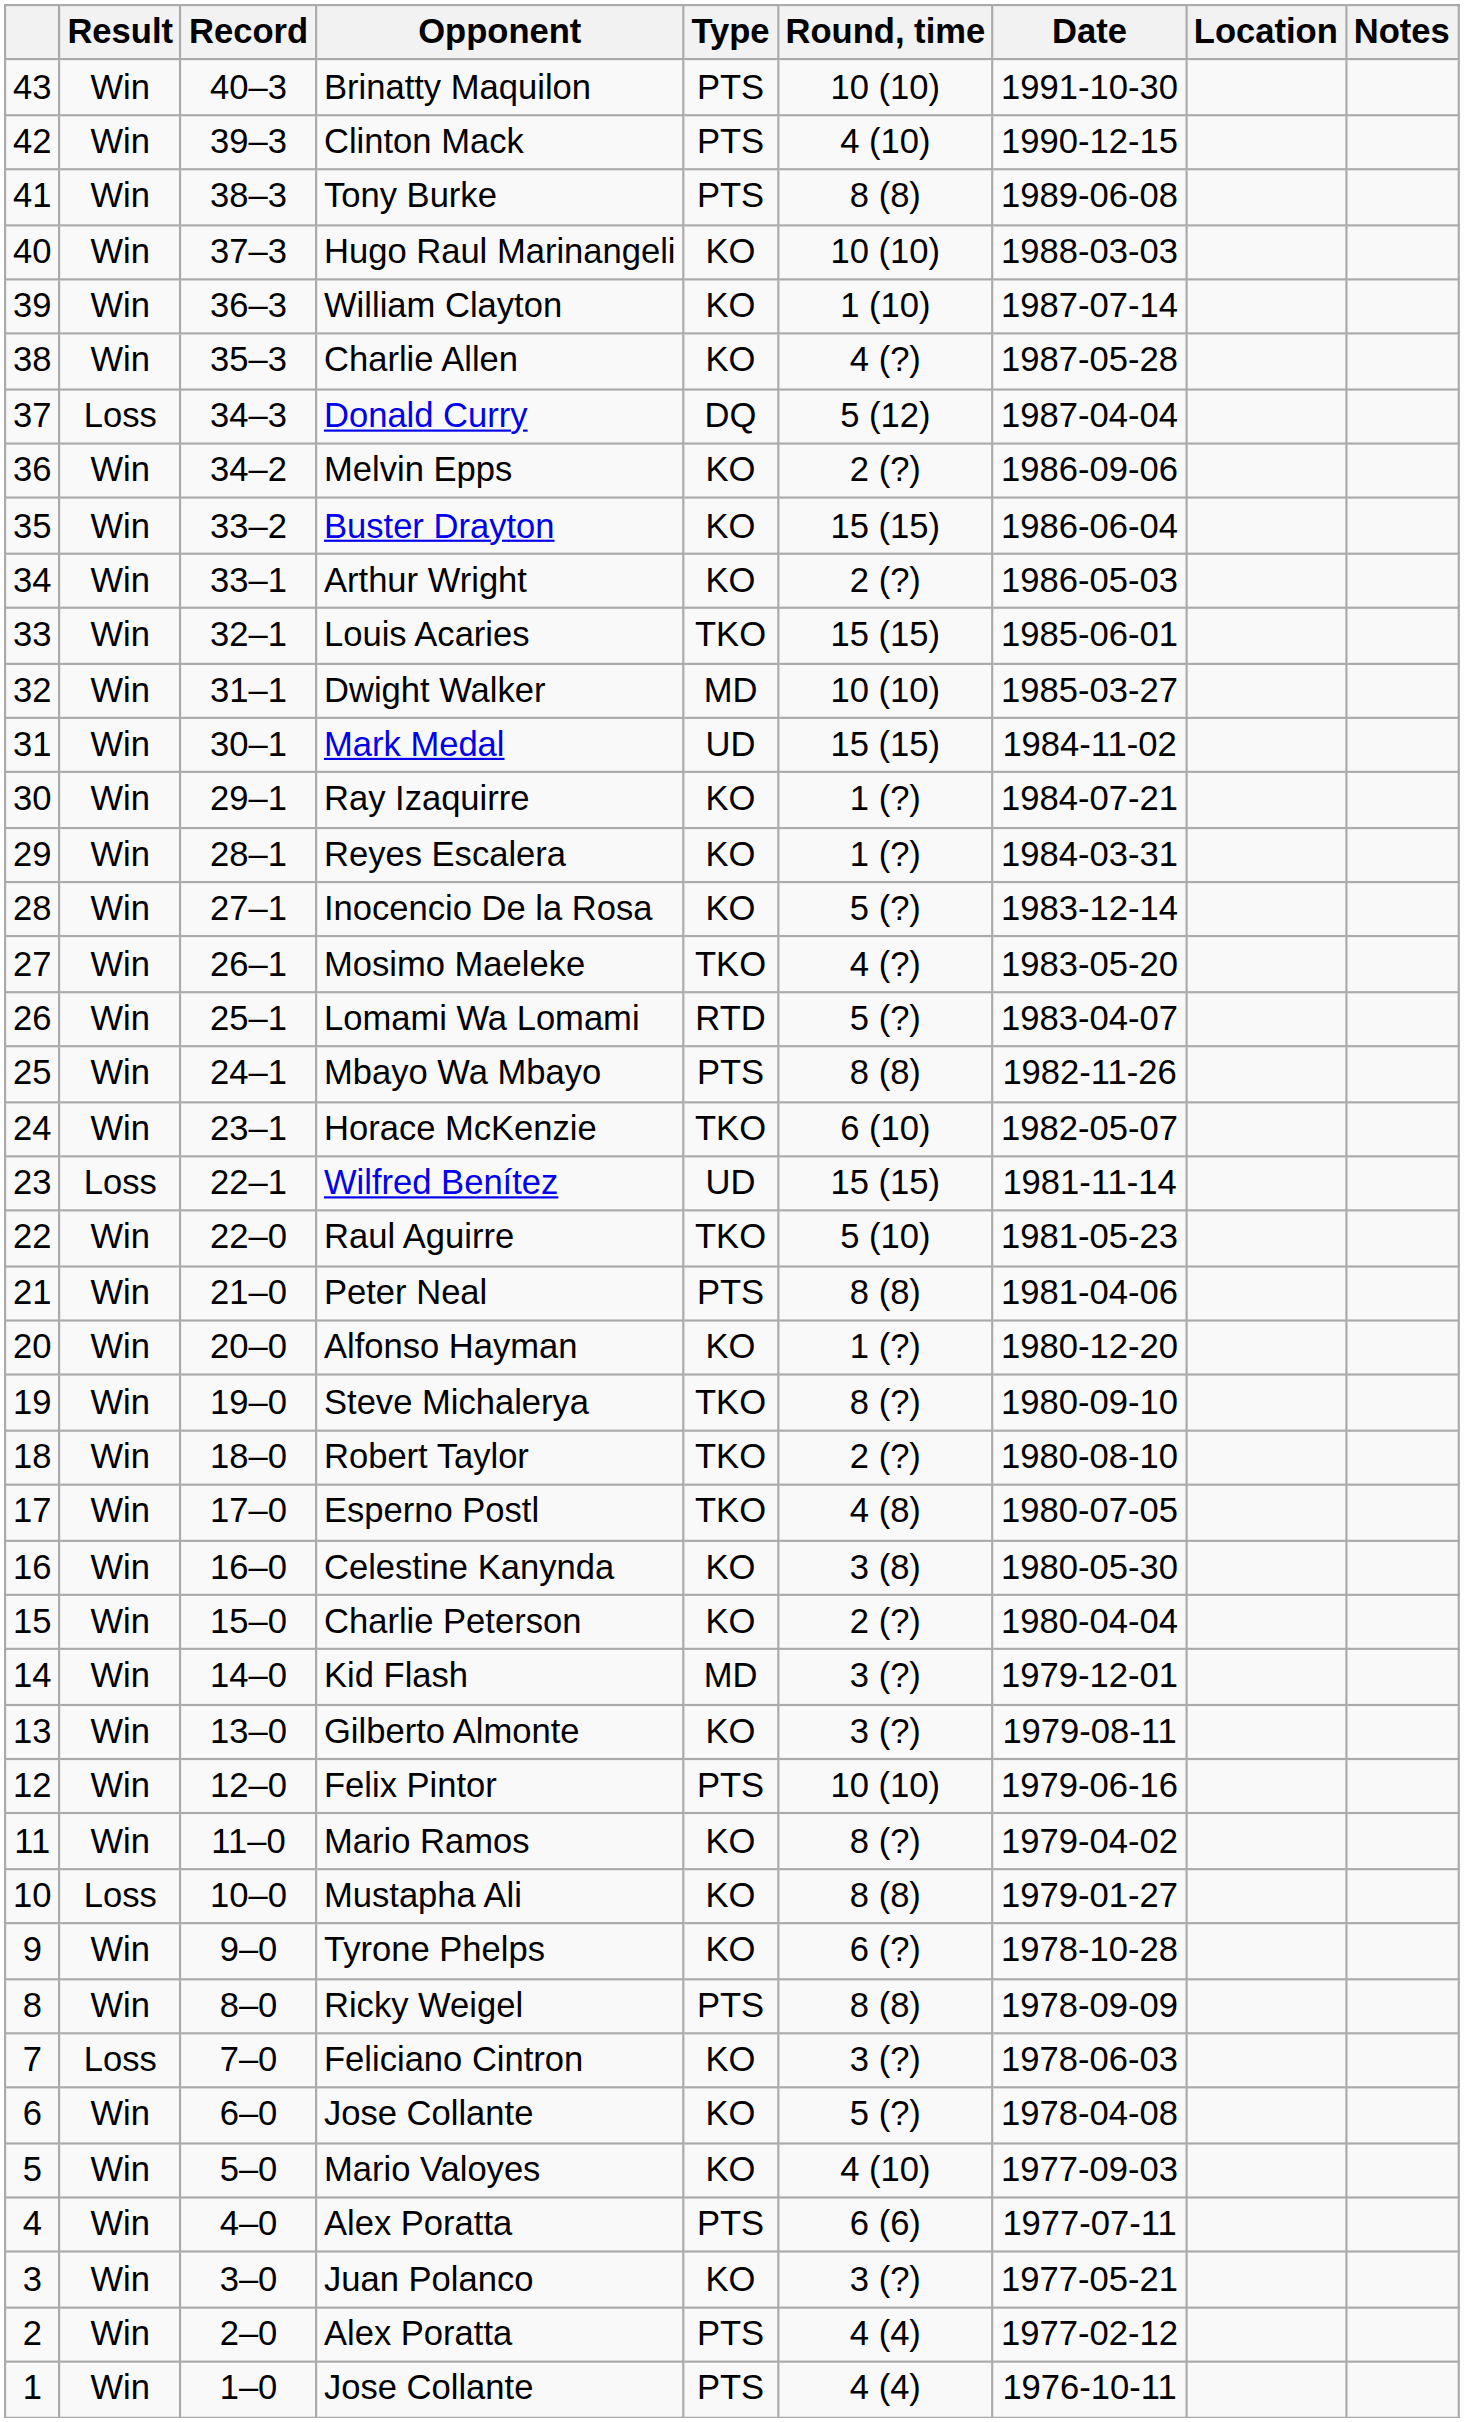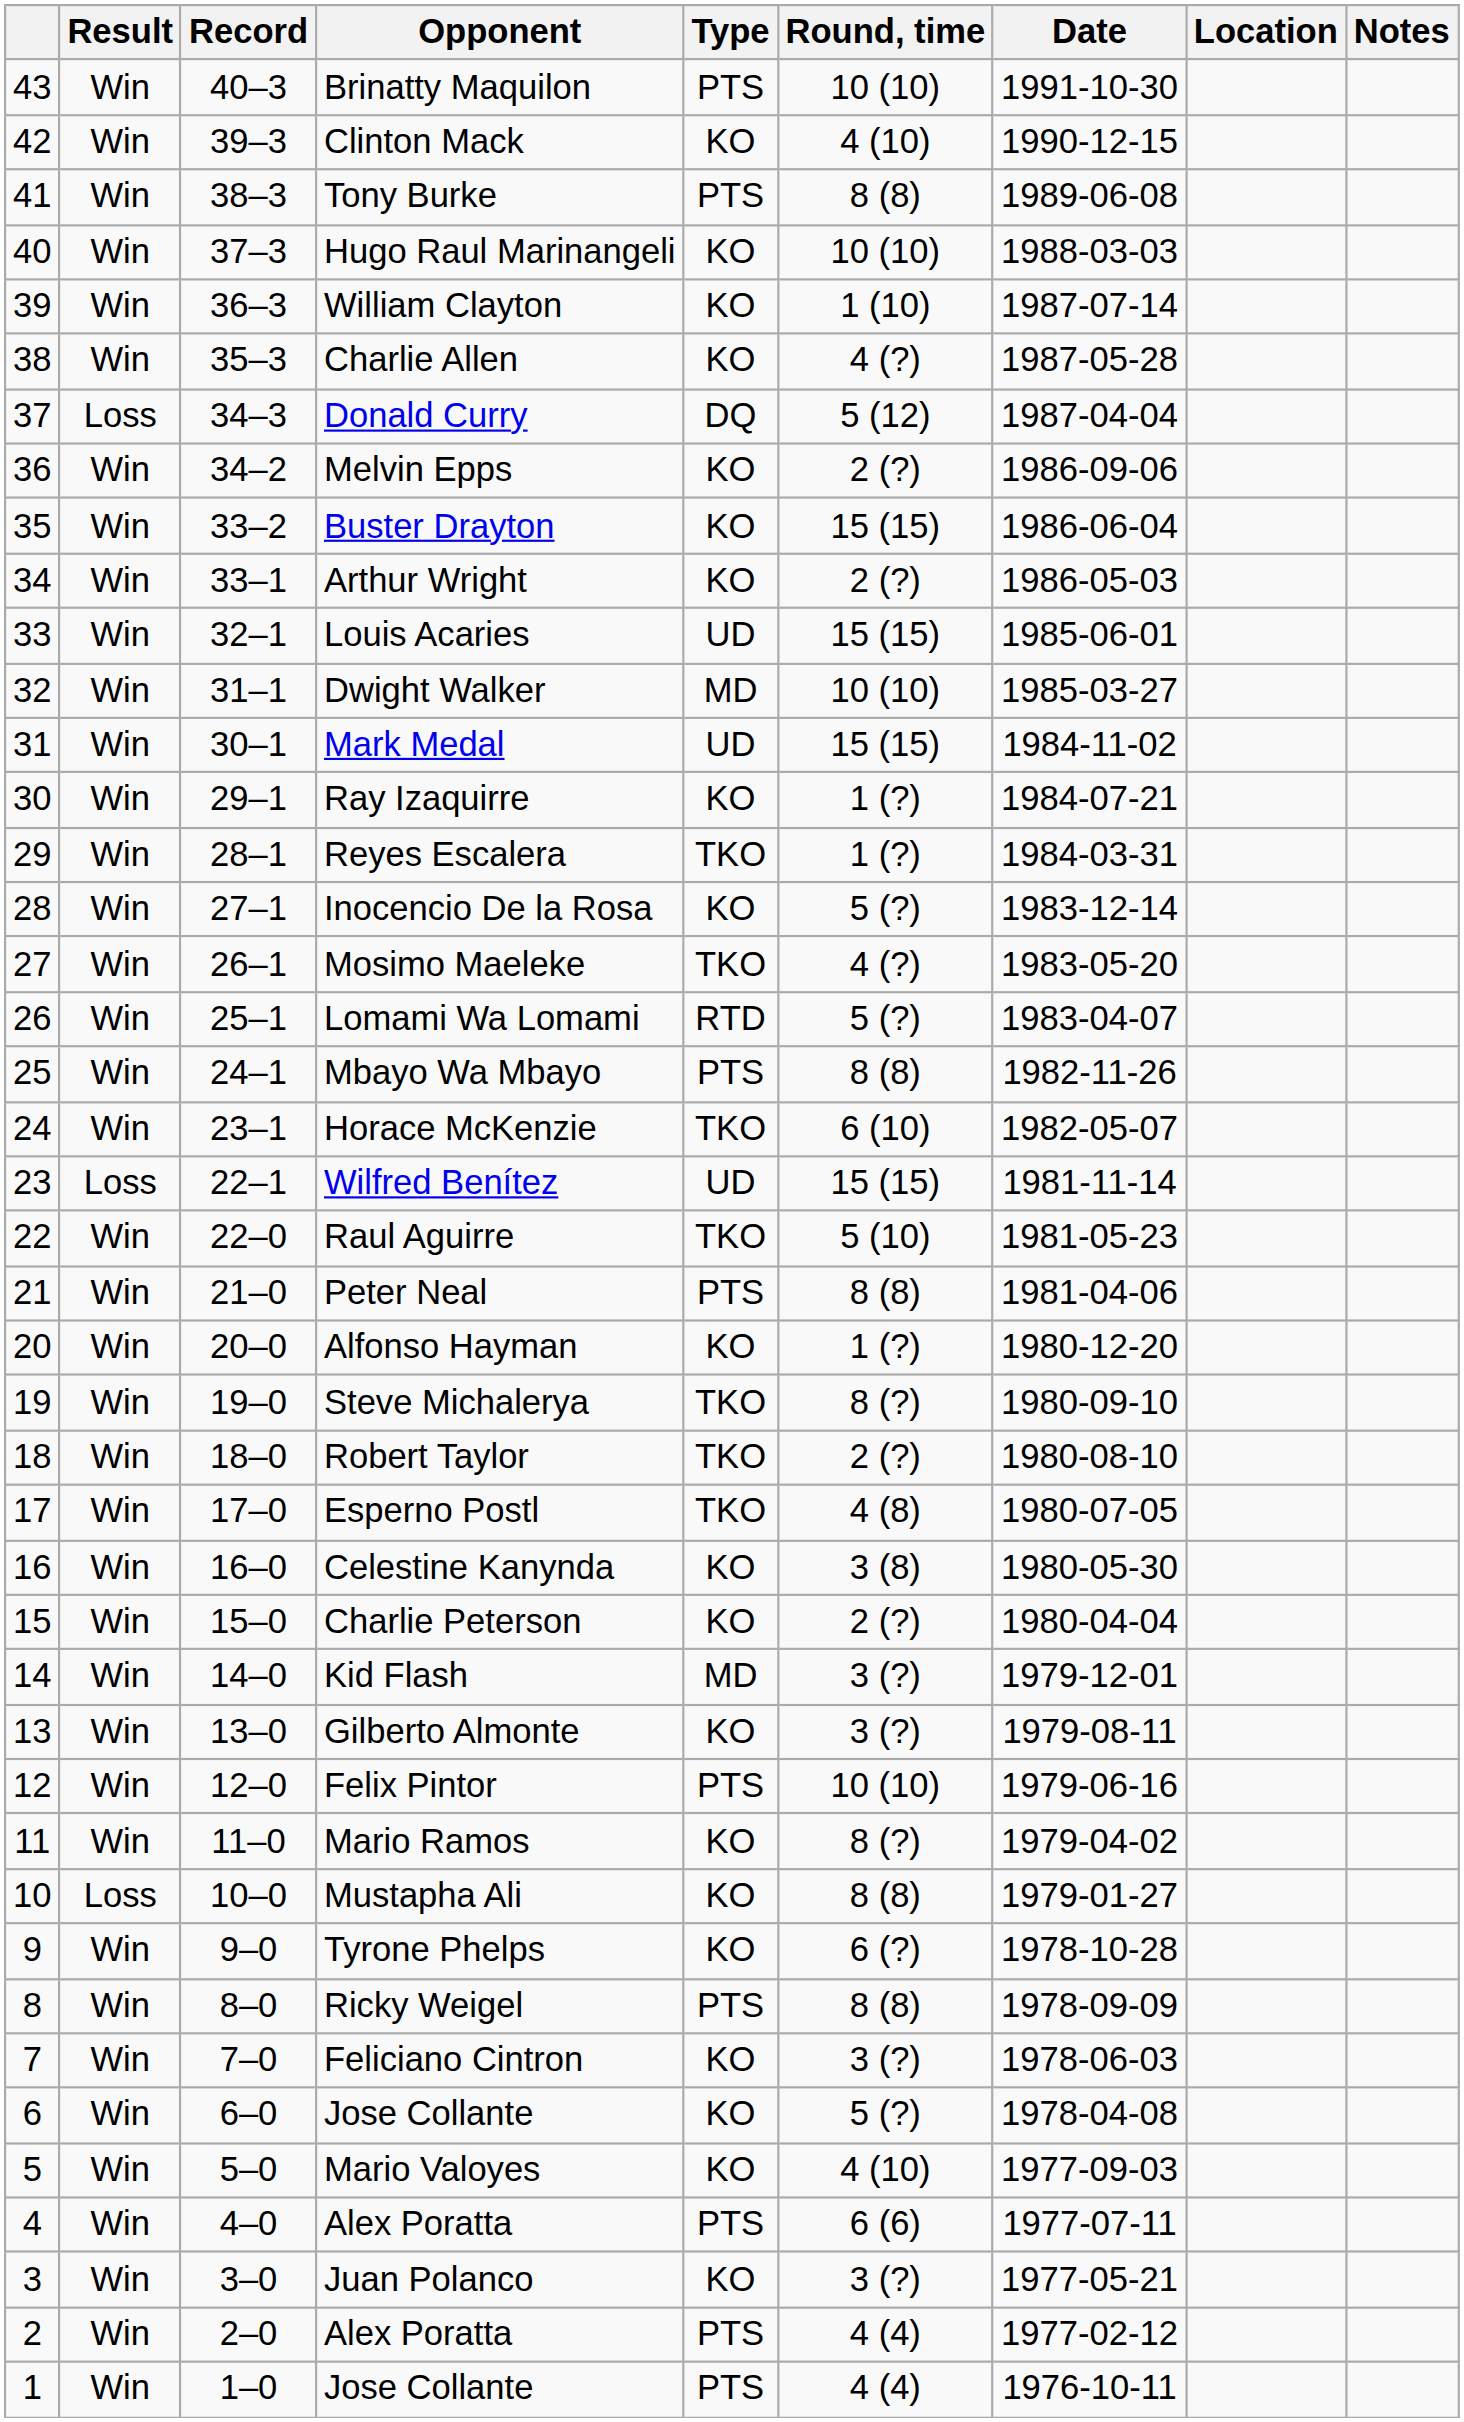(731, 141) PTS -> (731, 141) KO
(731, 634) TKO -> (731, 634) UD
(731, 854) KO -> (731, 854) TKO
(120, 2059) Loss -> (120, 2059) Win
